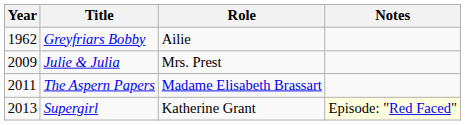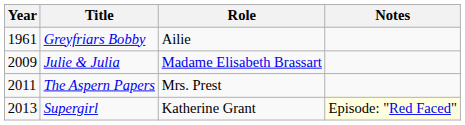(22, 39) 1962 -> (22, 39) 1961
(192, 62) Mrs. Prest -> (242, 62) Madame Elisabeth Brassart
(242, 85) Madame Elisabeth Brassart -> (192, 85) Mrs. Prest
